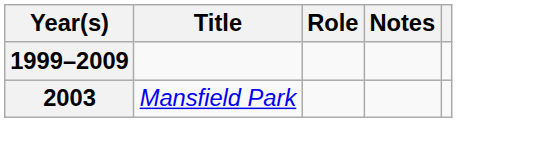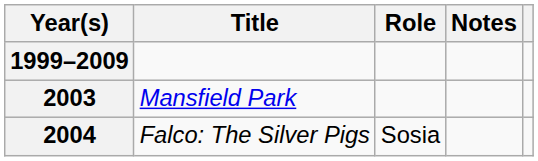+ row: (69, 135)
